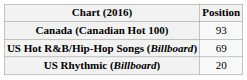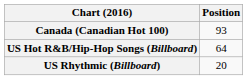(221, 48) 69 -> (221, 48) 64
